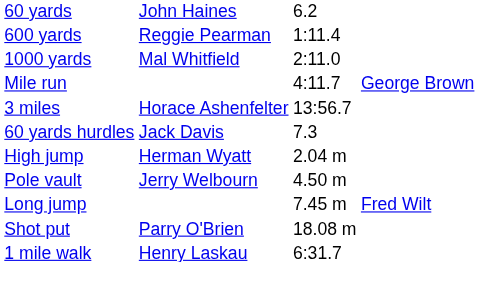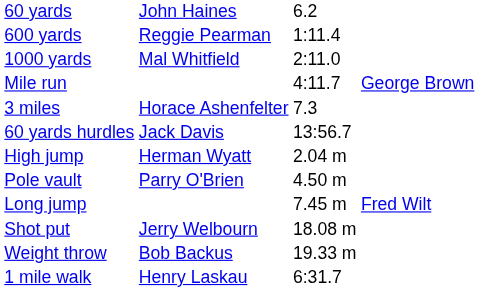(322, 107) 13:56.7 -> (305, 107) 7.3
(305, 132) 7.3 -> (322, 132) 13:56.7
(198, 180) Jerry Welbourn -> (191, 180) Parry O'Brien
(191, 228) Parry O'Brien -> (198, 228) Jerry Welbourn
+ row: (55, 253)
